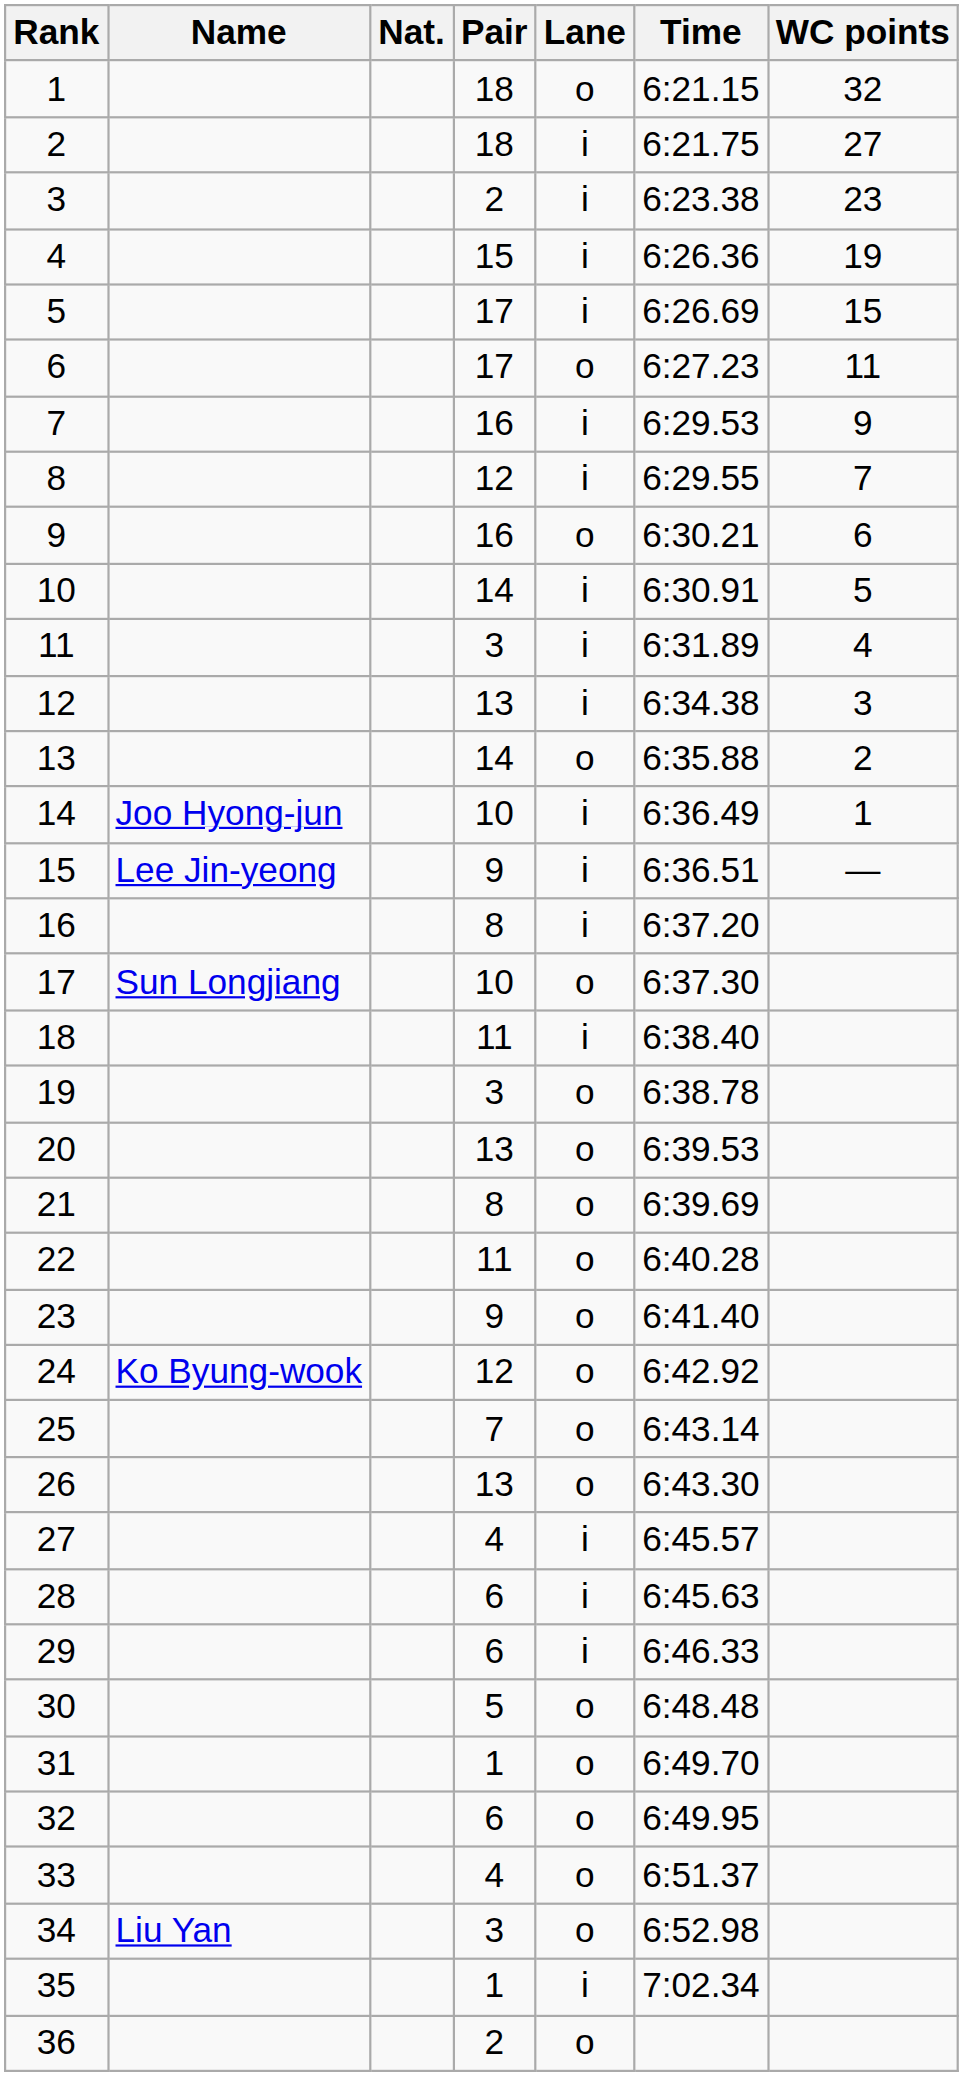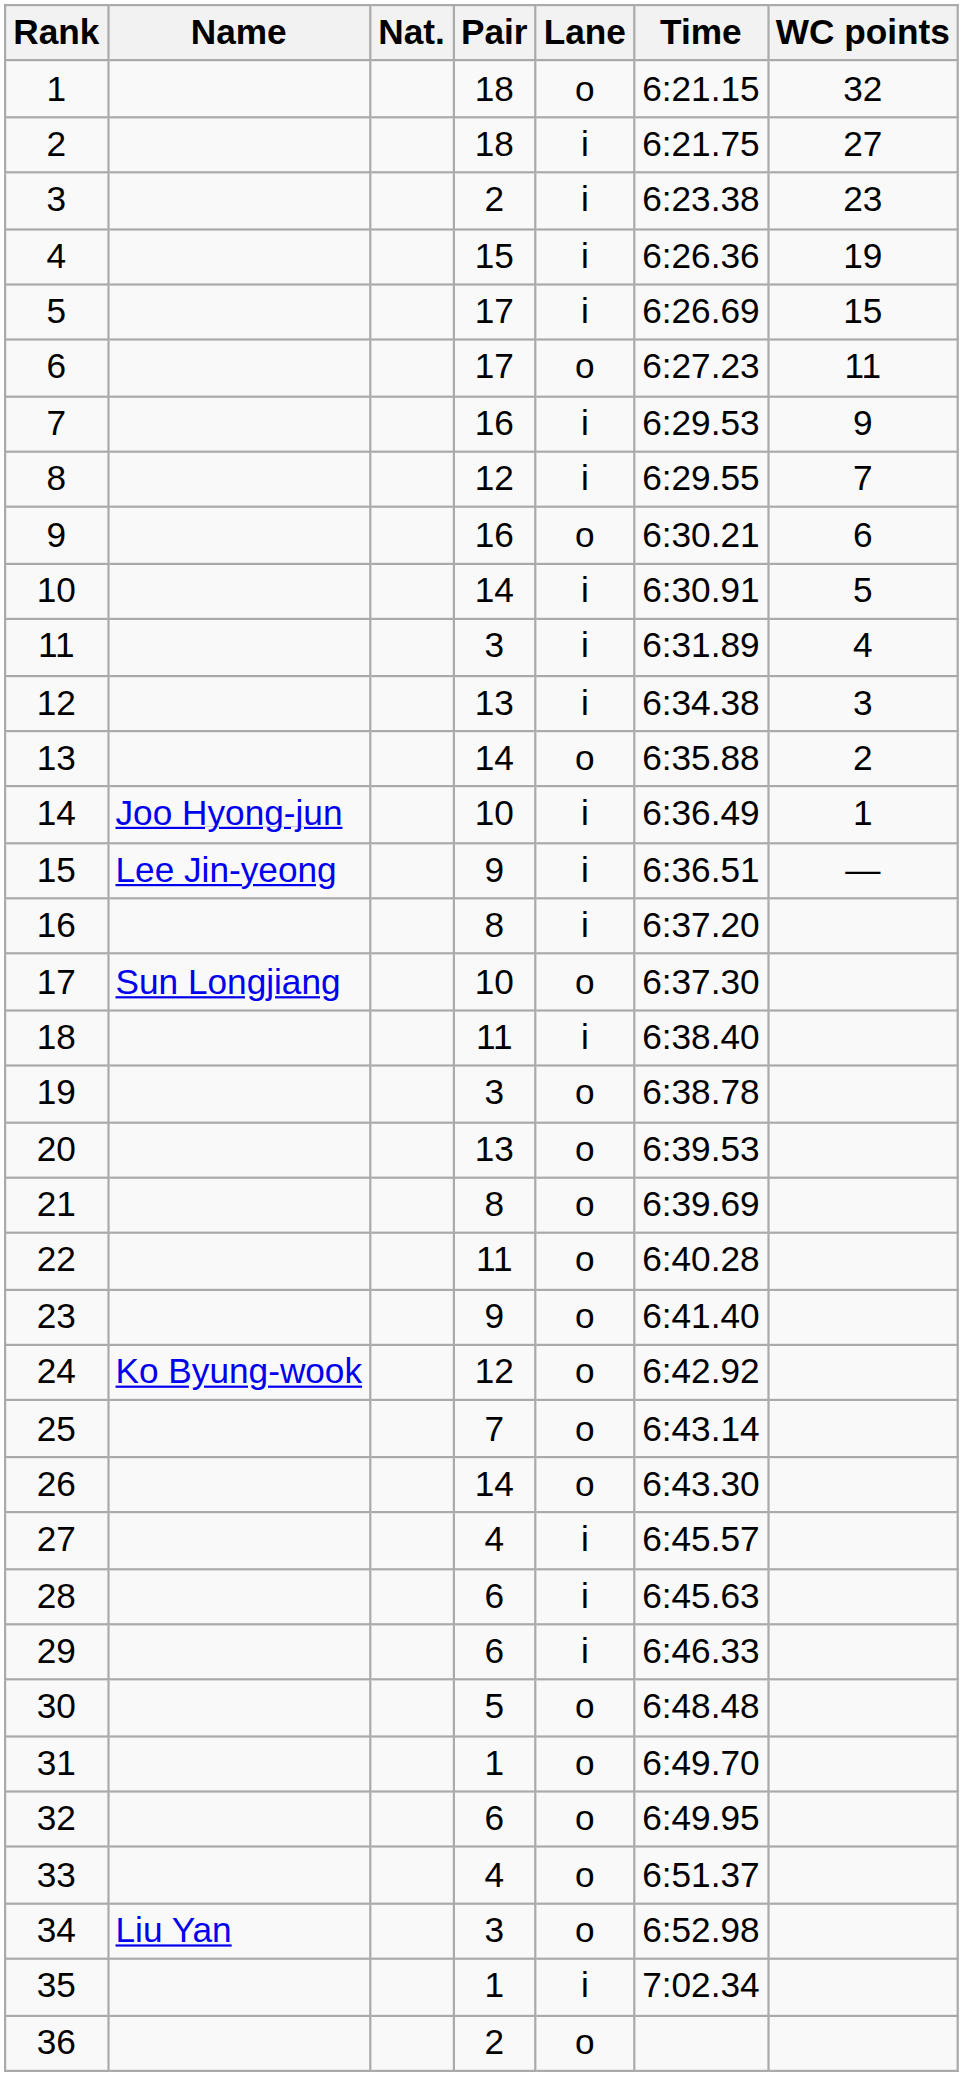(494, 1483) 13 -> (494, 1483) 14
